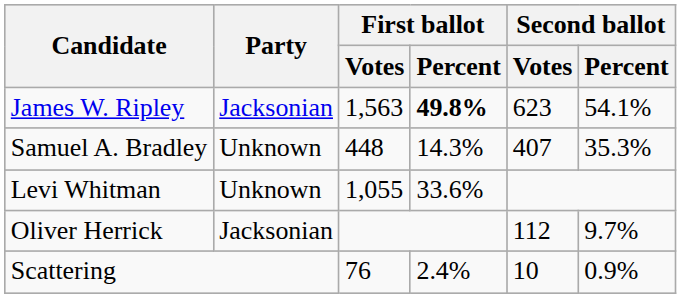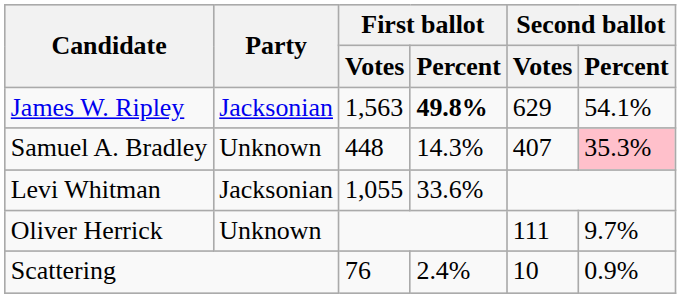(532, 107) 623 -> (532, 107) 629
(618, 148) no background -> (618, 148) pink background
(270, 189) Unknown -> (276, 189) Jacksonian
(276, 230) Jacksonian -> (270, 230) Unknown
(532, 230) 112 -> (531, 230) 111
